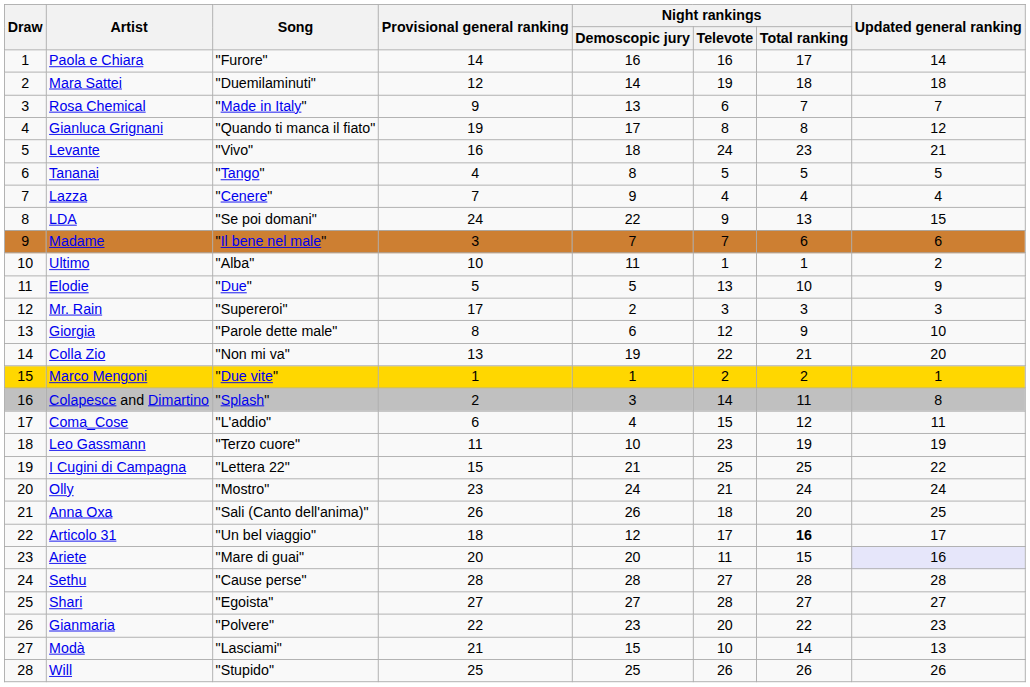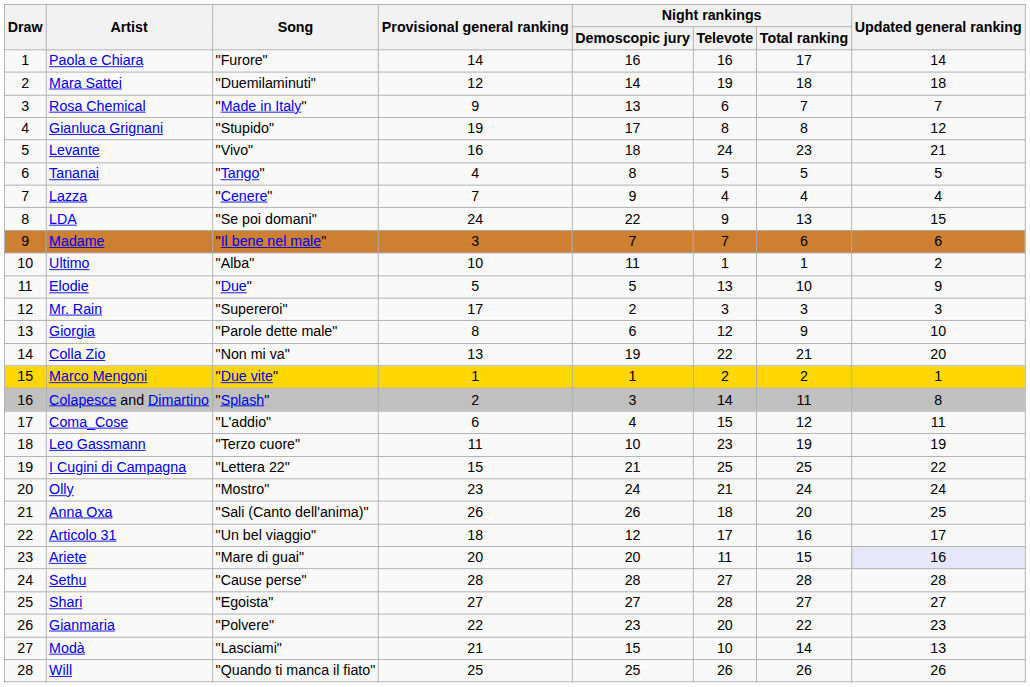(295, 128) "Quando ti manca il fiato" -> (245, 128) "Stupido"
(804, 535) bold -> (804, 535) normal
(245, 670) "Stupido" -> (295, 670) "Quando ti manca il fiato"
